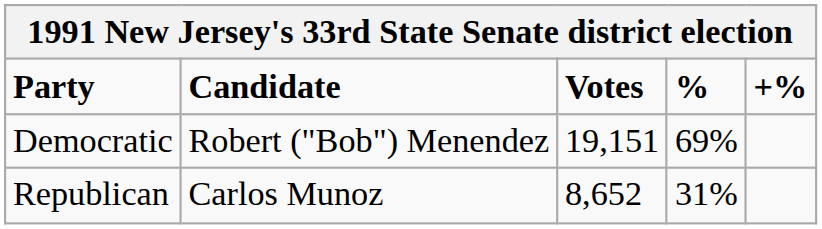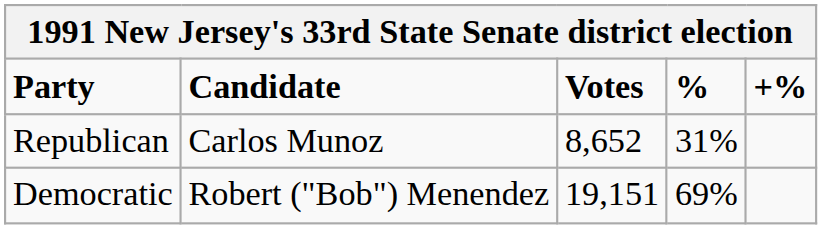rows swapped: (93, 140) <-> (91, 194)
